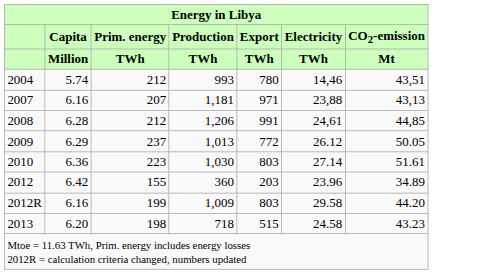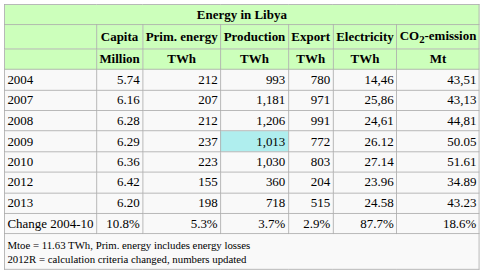(328, 100) 23,88 -> (379, 100) 25,86
(410, 120) 44,85 -> (462, 120) 44,81
(219, 141) no background -> (271, 141) paleturquoise background
(269, 182) 203 -> (320, 182) 204
- row: (25, 203)
+ row: (50, 223)
